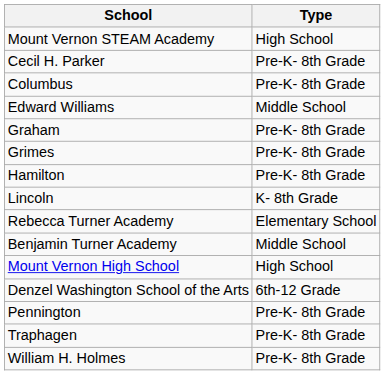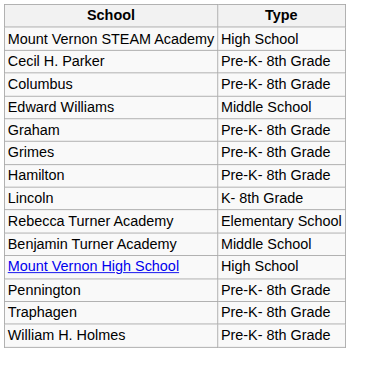- row: (128, 289)
